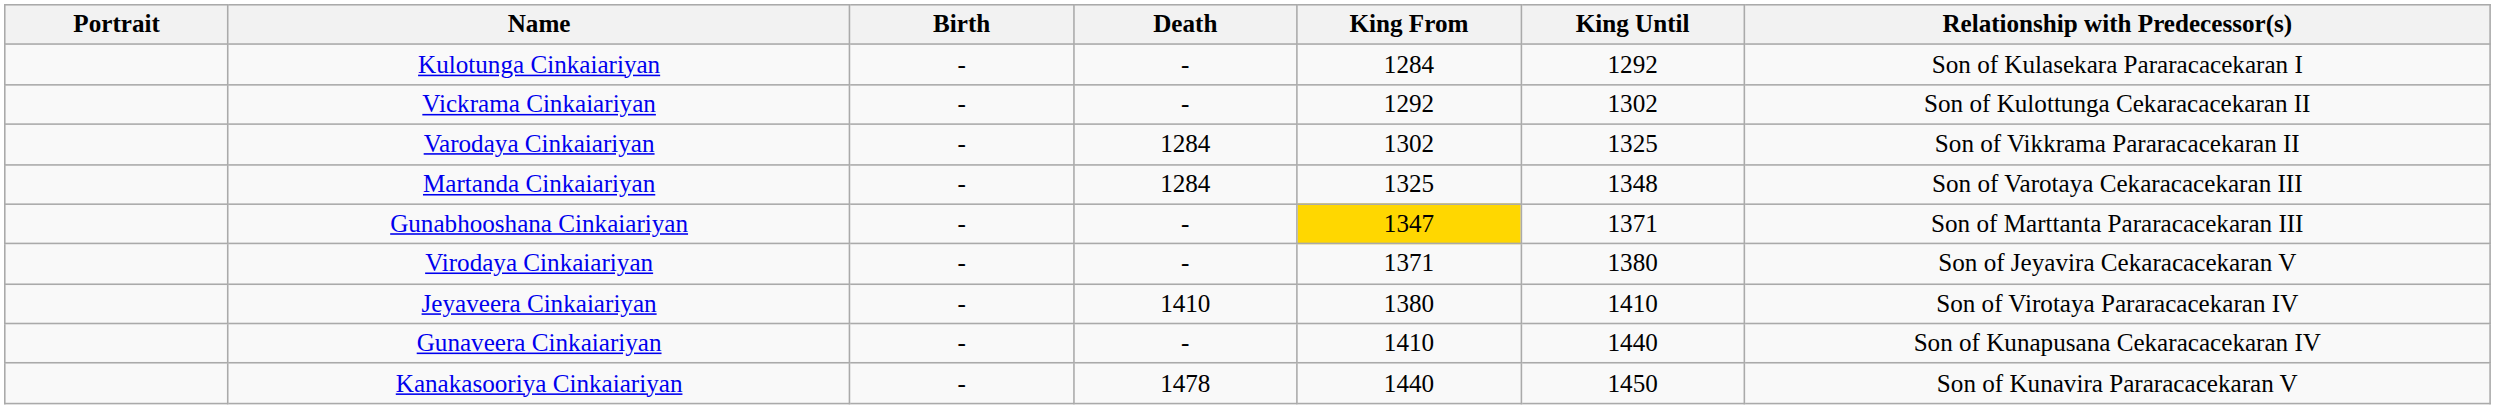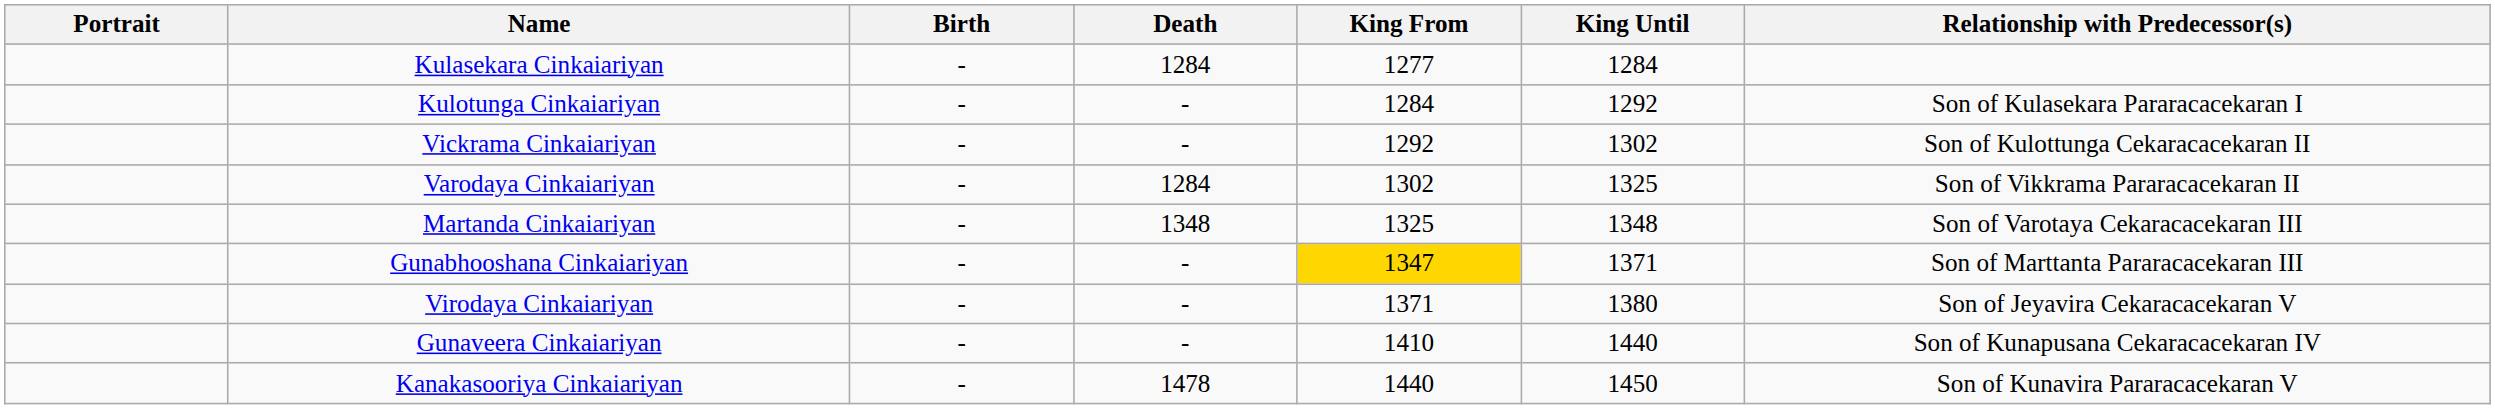+ row: (539, 64)
(1185, 183) 1284 -> (1185, 223) 1348
- row: (539, 303)
